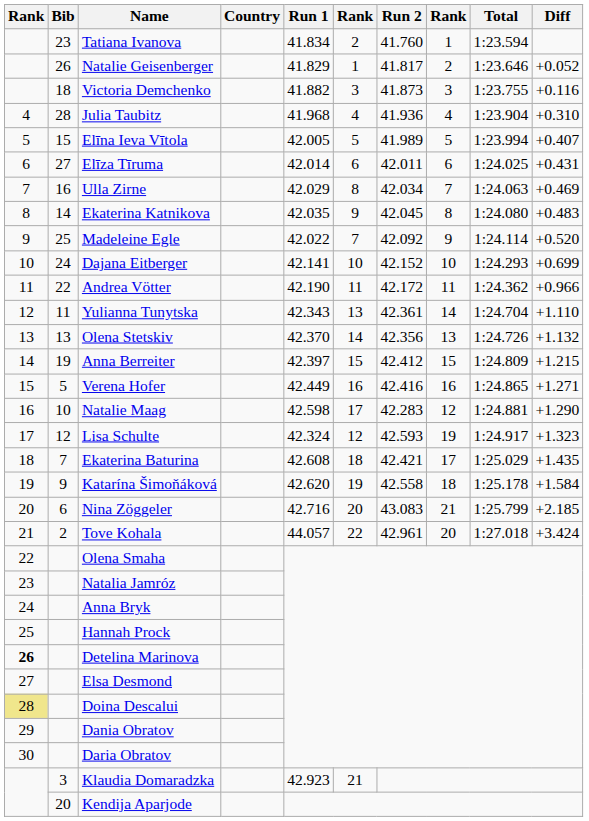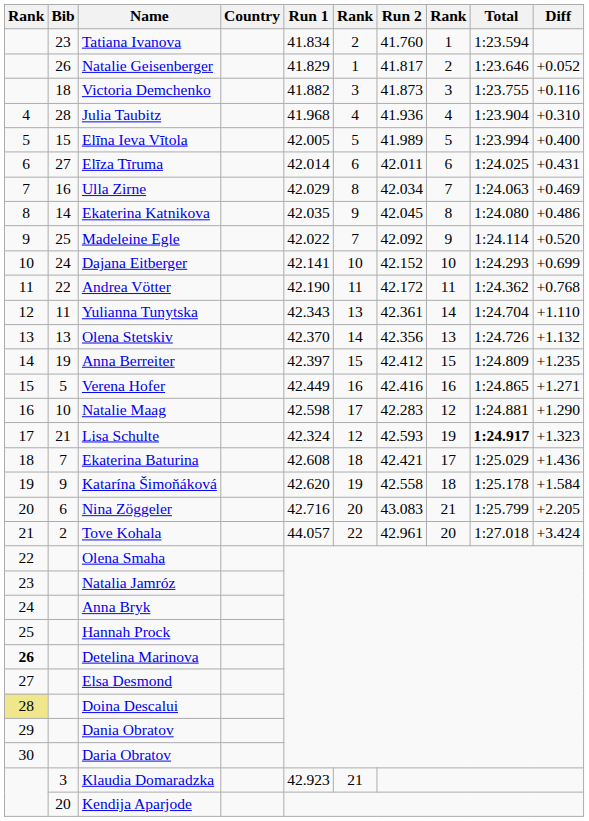(557, 139) +0.407 -> (558, 139) +0.400
(557, 213) +0.483 -> (558, 213) +0.486
(557, 287) +0.966 -> (558, 287) +0.768
(557, 361) +1.215 -> (558, 361) +1.235
(63, 435) 12 -> (63, 435) 21
(501, 435) normal -> (501, 435) bold
(557, 459) +1.435 -> (558, 459) +1.436
(557, 509) +2.185 -> (558, 509) +2.205
